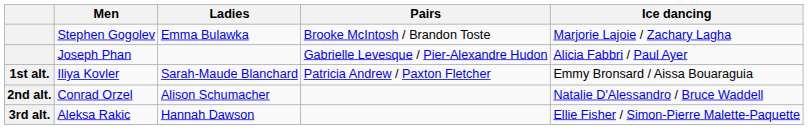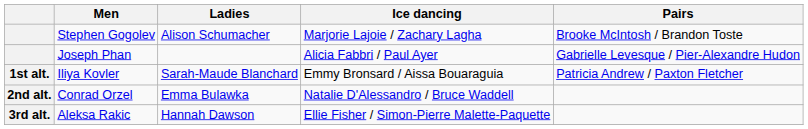columns swapped: (426, 14) <-> (677, 14)
(205, 34) Emma Bulawka -> (215, 34) Alison Schumacher
(215, 94) Alison Schumacher -> (205, 94) Emma Bulawka
